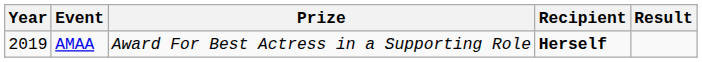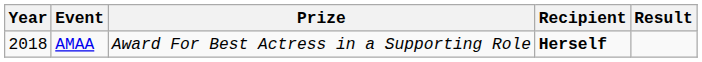(28, 44) 2019 -> (28, 44) 2018
